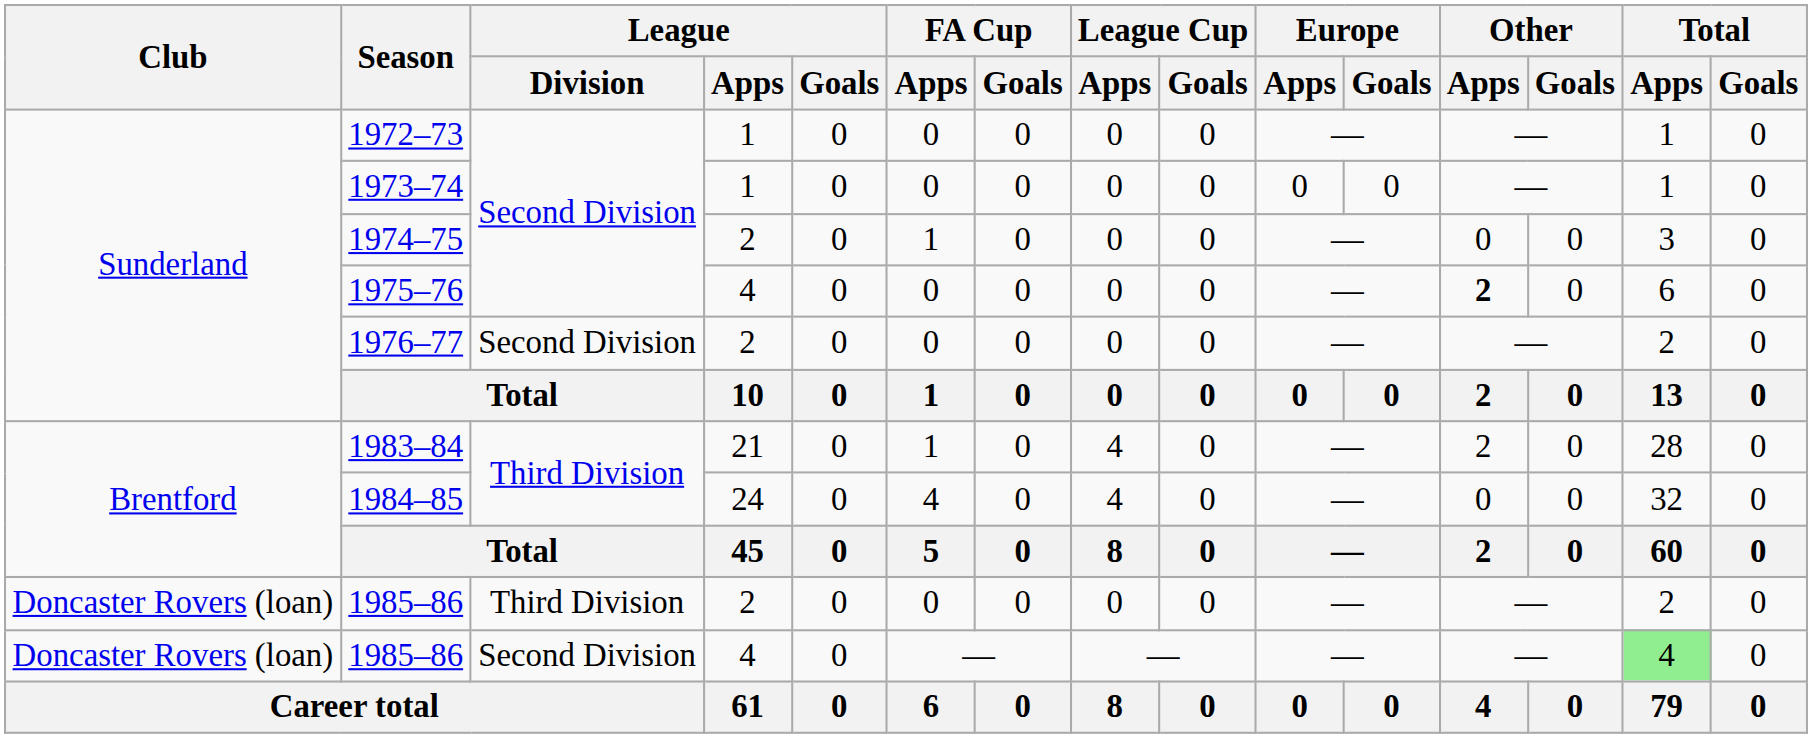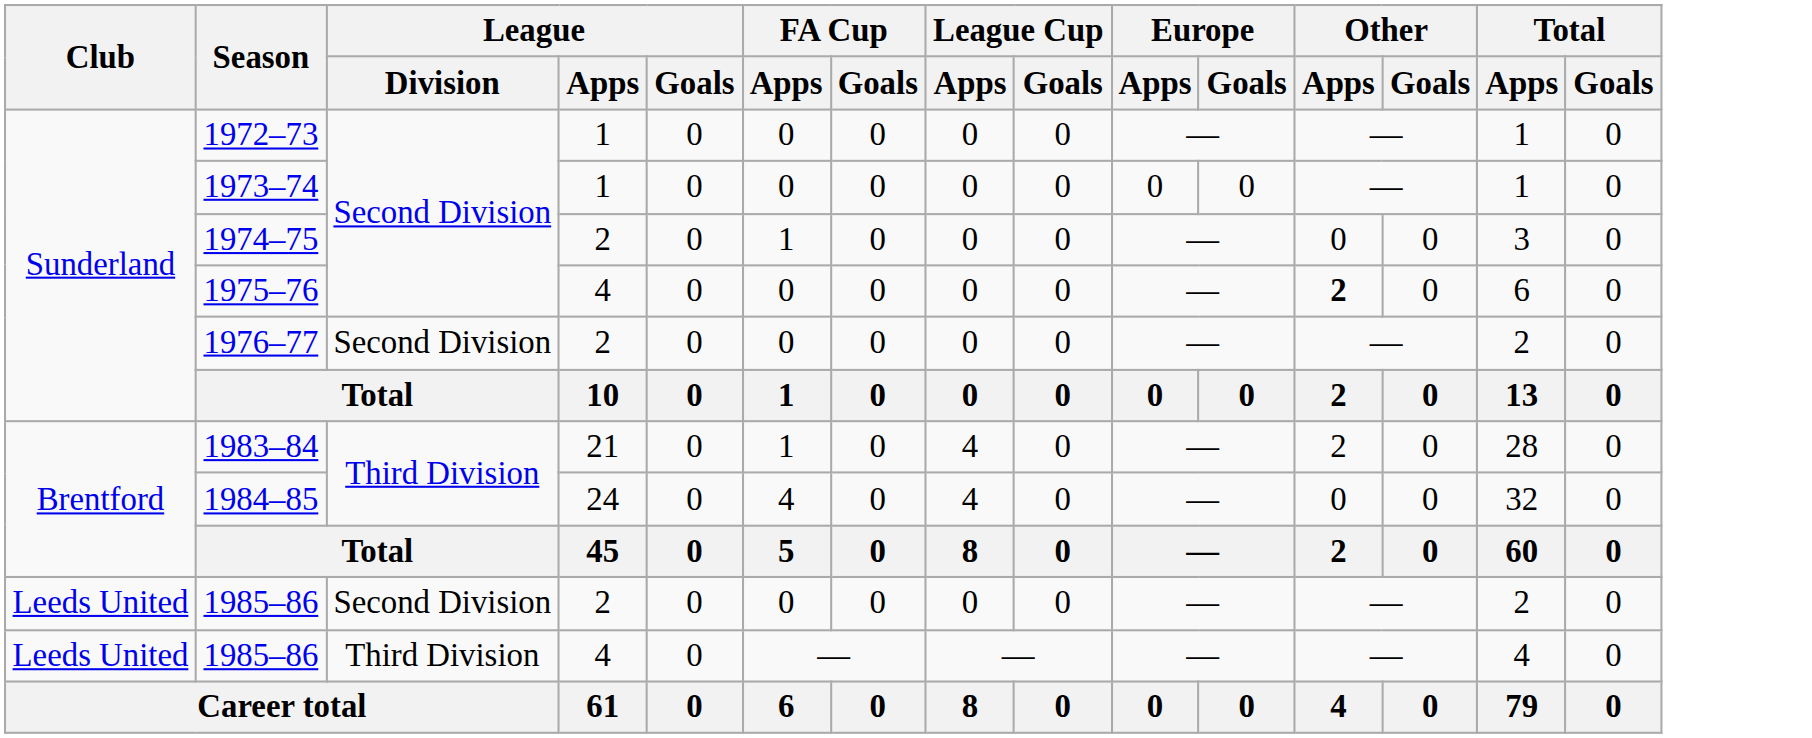(173, 602) Doncaster Rovers (loan) -> (100, 602) Leeds United
(587, 602) Third Division -> (442, 602) Second Division
(173, 654) Doncaster Rovers (loan) -> (100, 654) Leeds United
(587, 654) Second Division -> (442, 654) Third Division
(1667, 654) lightgreen background -> (1522, 654) no background
